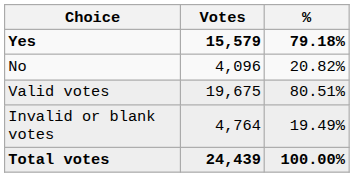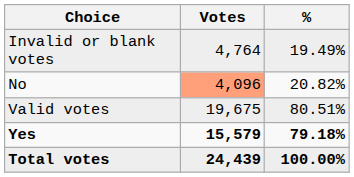rows swapped: (22, 42) <-> (82, 126)
(238, 67) no background -> (238, 85) lightsalmon background
